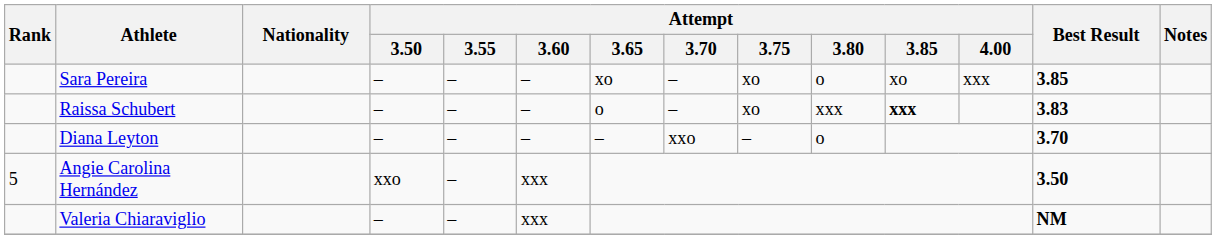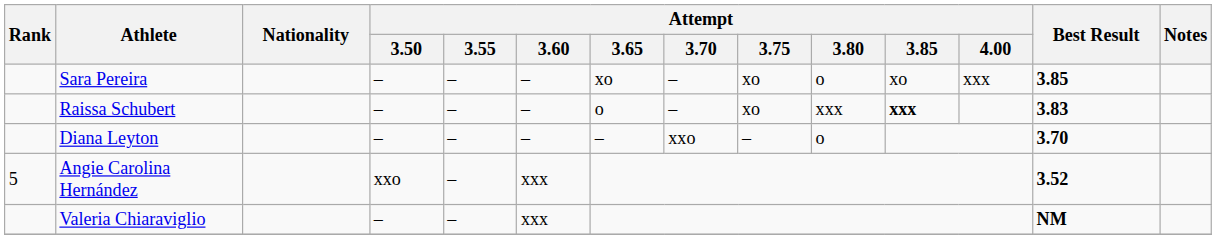(1052, 179) 3.50 -> (1052, 179) 3.52
